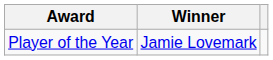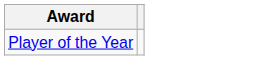- column: (199, 17)
